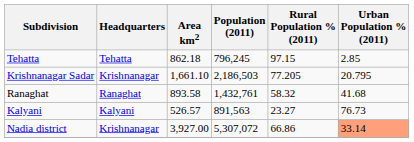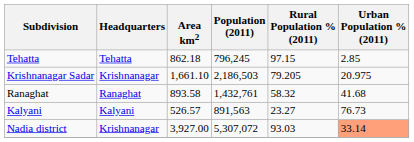(286, 76) 77.205 -> (286, 76) 79.205
(356, 76) 20.795 -> (356, 76) 20.975
(283, 128) 66.86 -> (283, 128) 93.03
